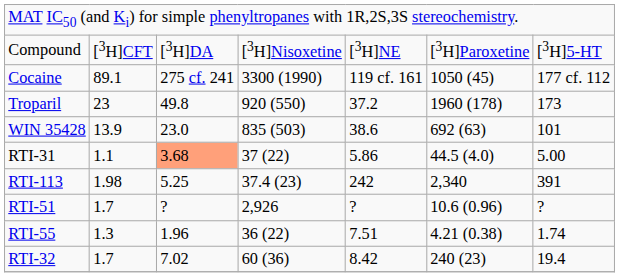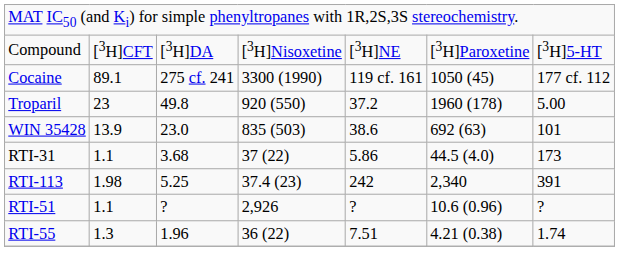(549, 103) 173 -> (551, 103) 5.00
(174, 155) lightsalmon background -> (174, 155) no background
(551, 155) 5.00 -> (549, 155) 173
(103, 207) 1.7 -> (103, 207) 1.1
- row: (32, 259)
